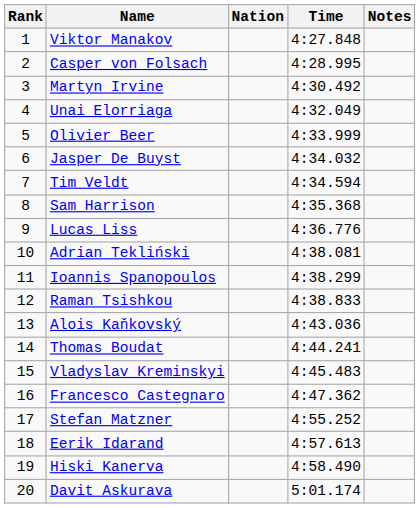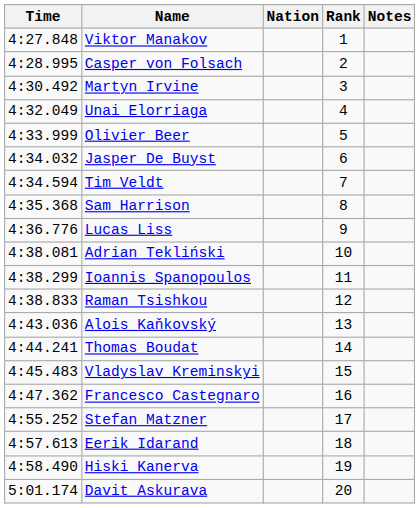columns swapped: (26, 16) <-> (326, 16)
